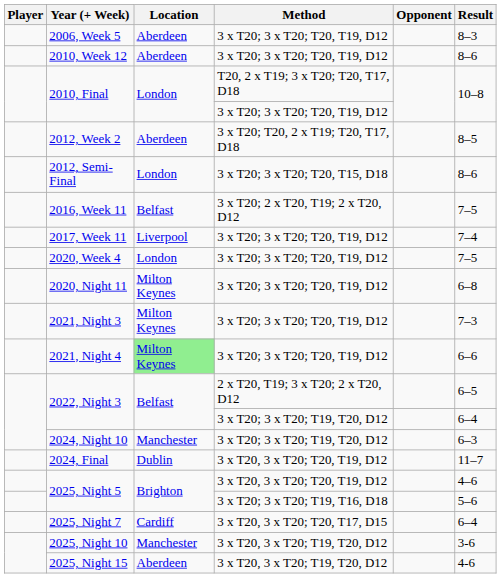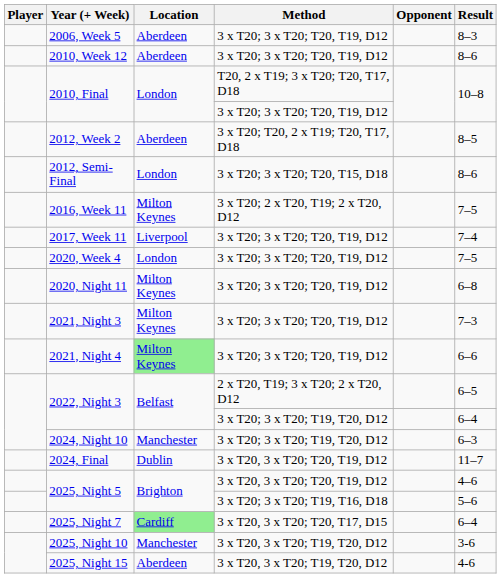(155, 209) Belfast -> (156, 209) Milton Keynes
(155, 521) no background -> (155, 521) lightgreen background
